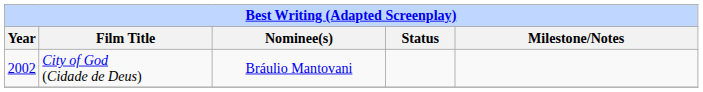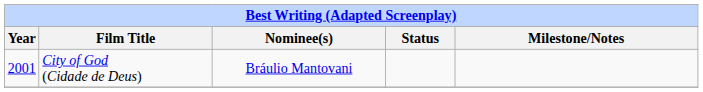(22, 68) 2002 -> (22, 68) 2001
